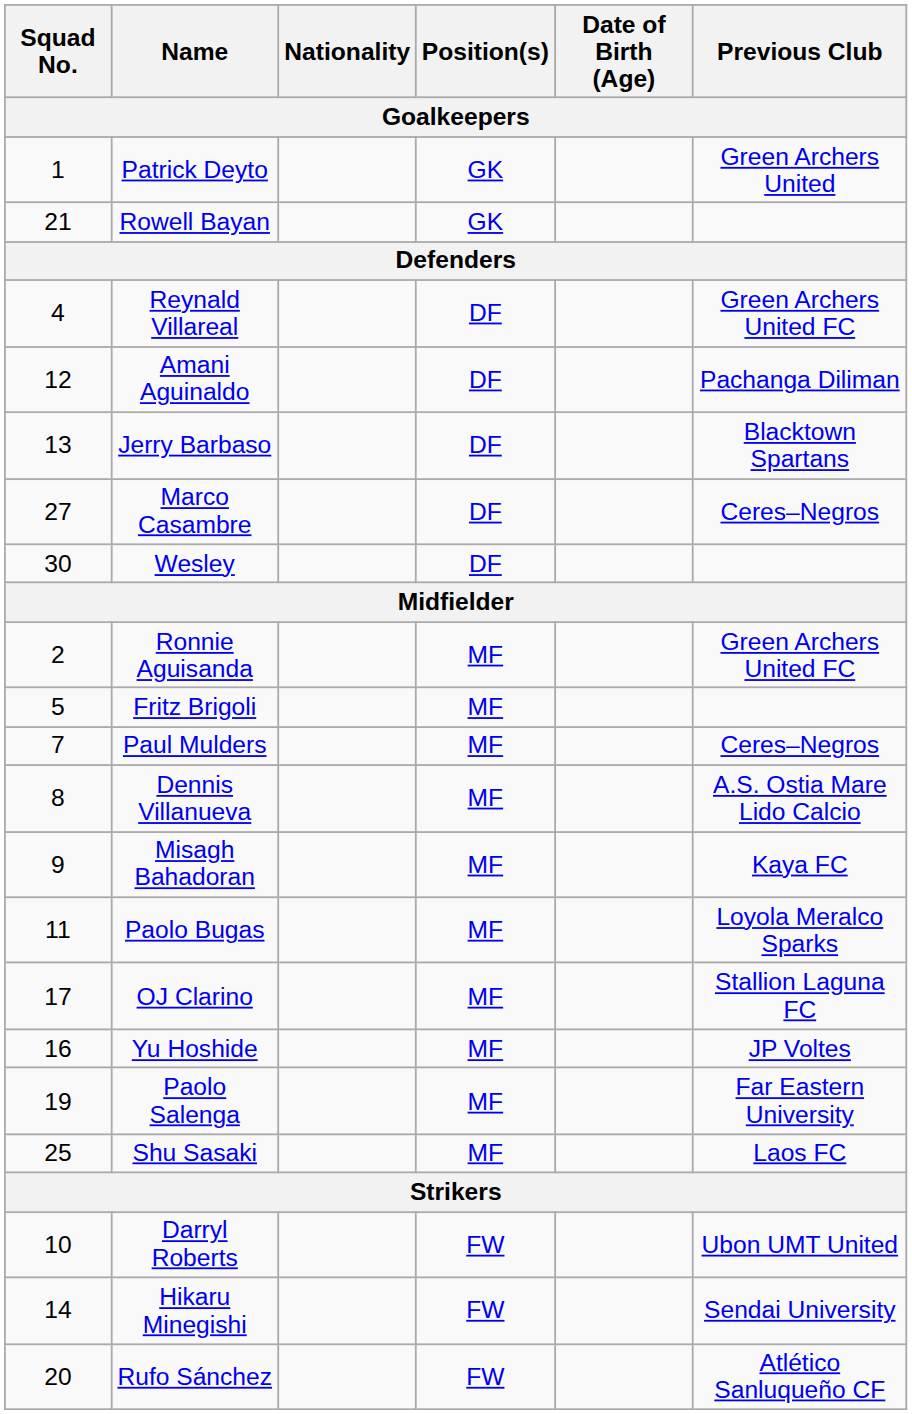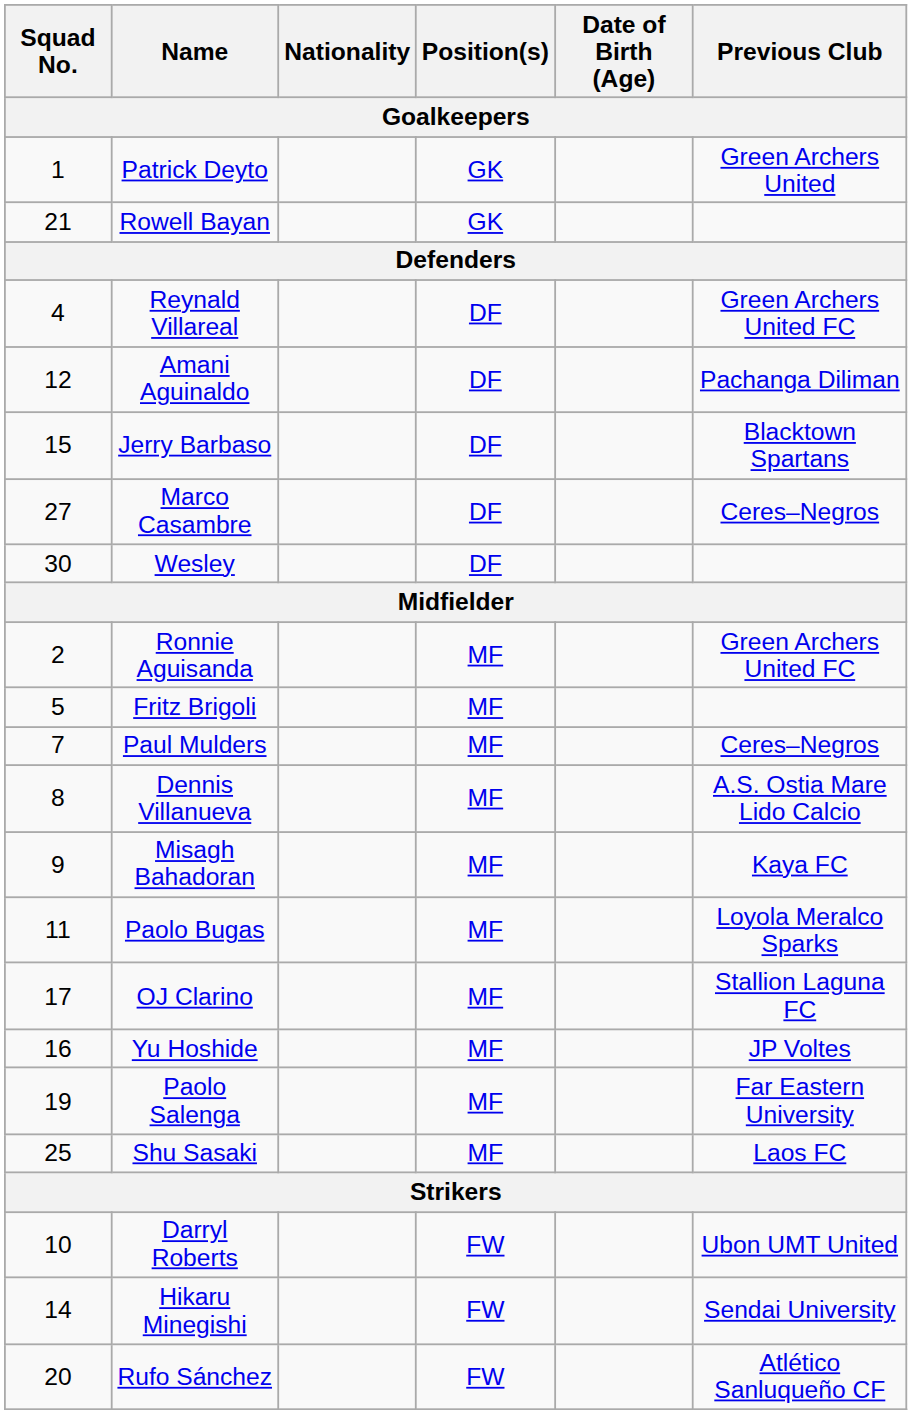(58, 445) 13 -> (58, 445) 15
